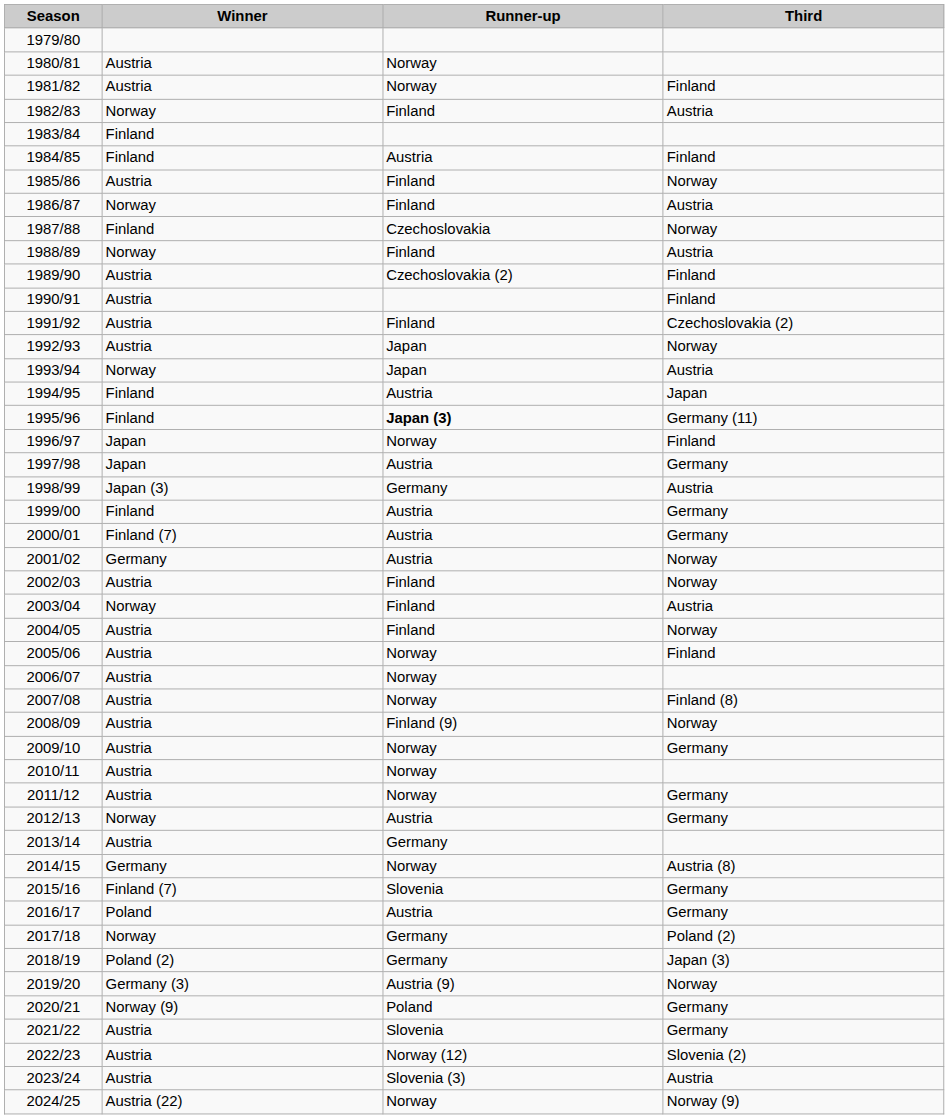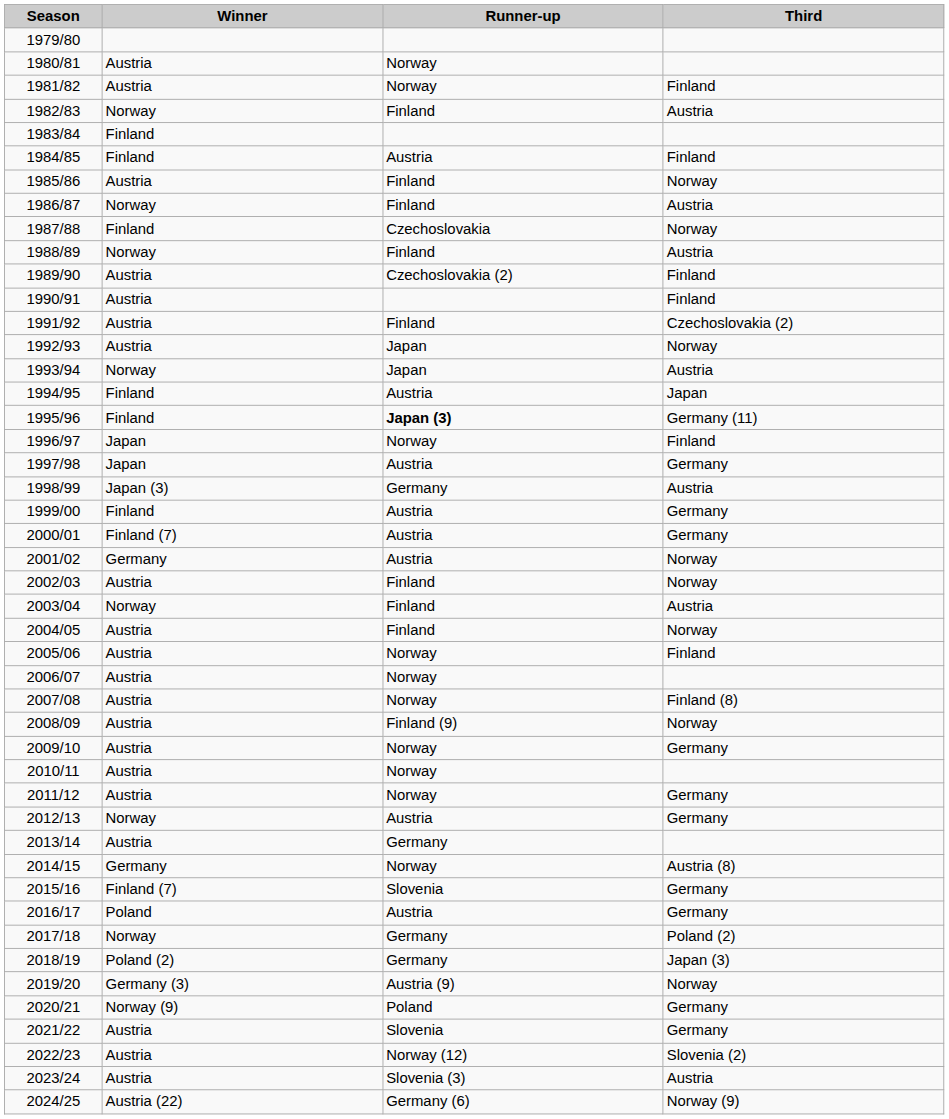(411, 1101) Norway -> (428, 1101) Germany (6)
